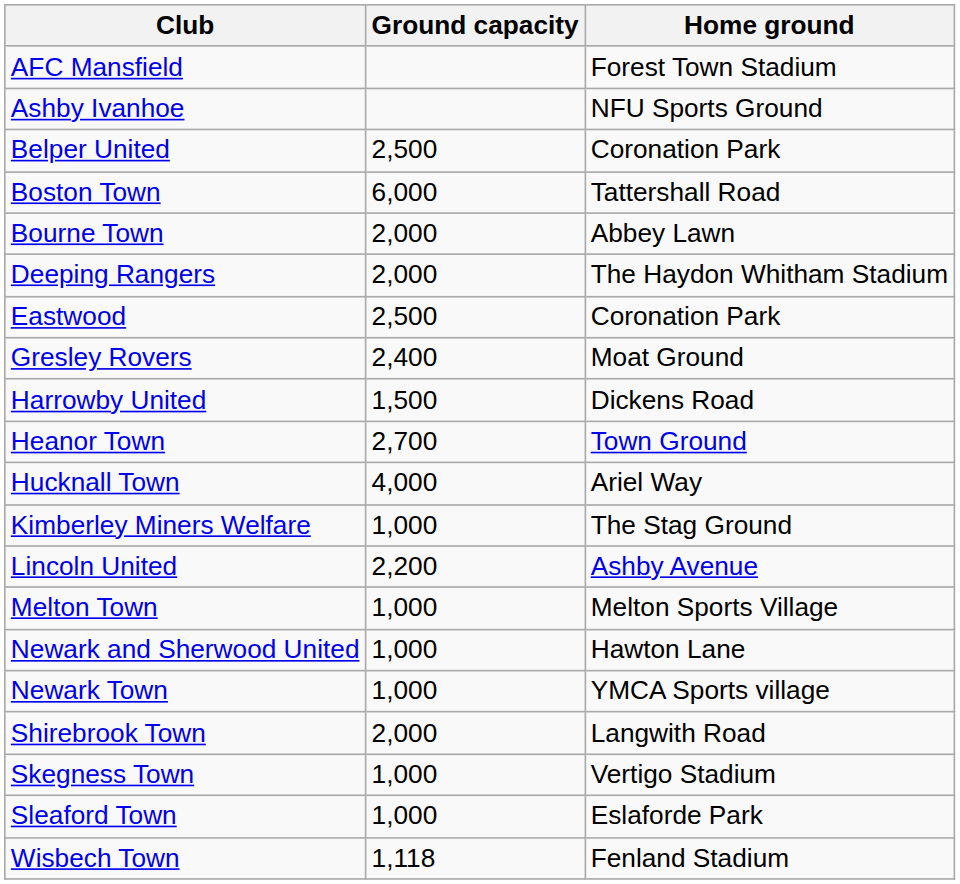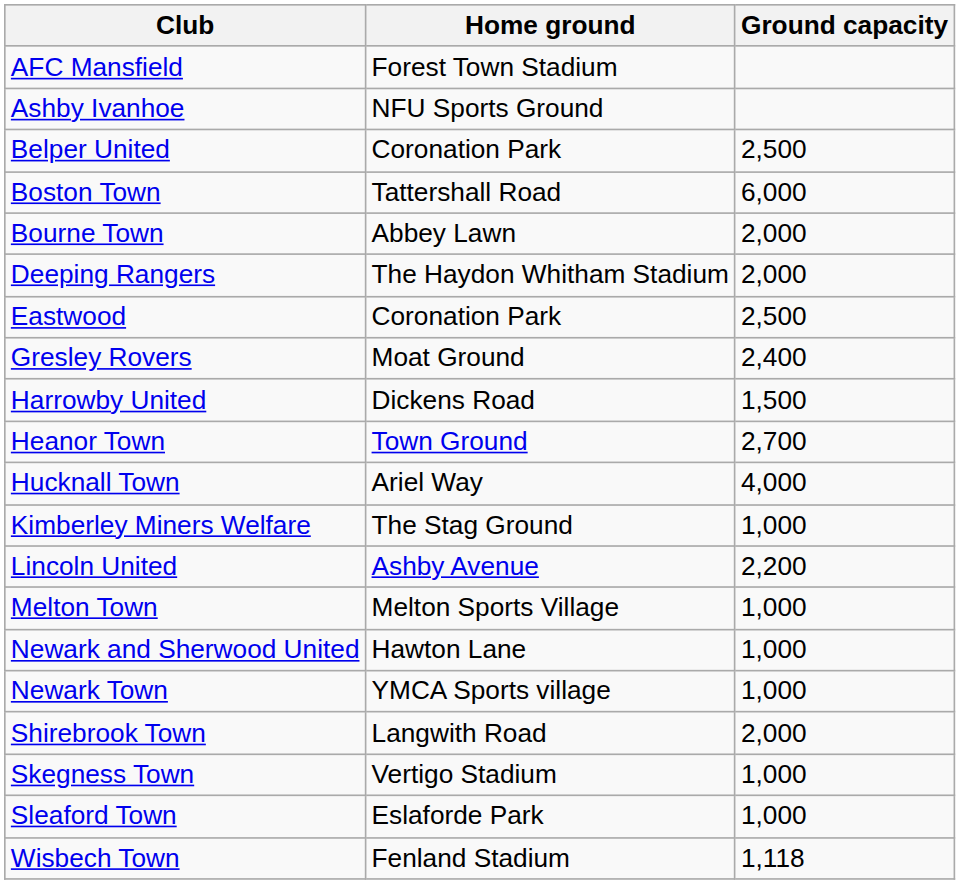columns swapped: (769, 25) <-> (475, 25)
